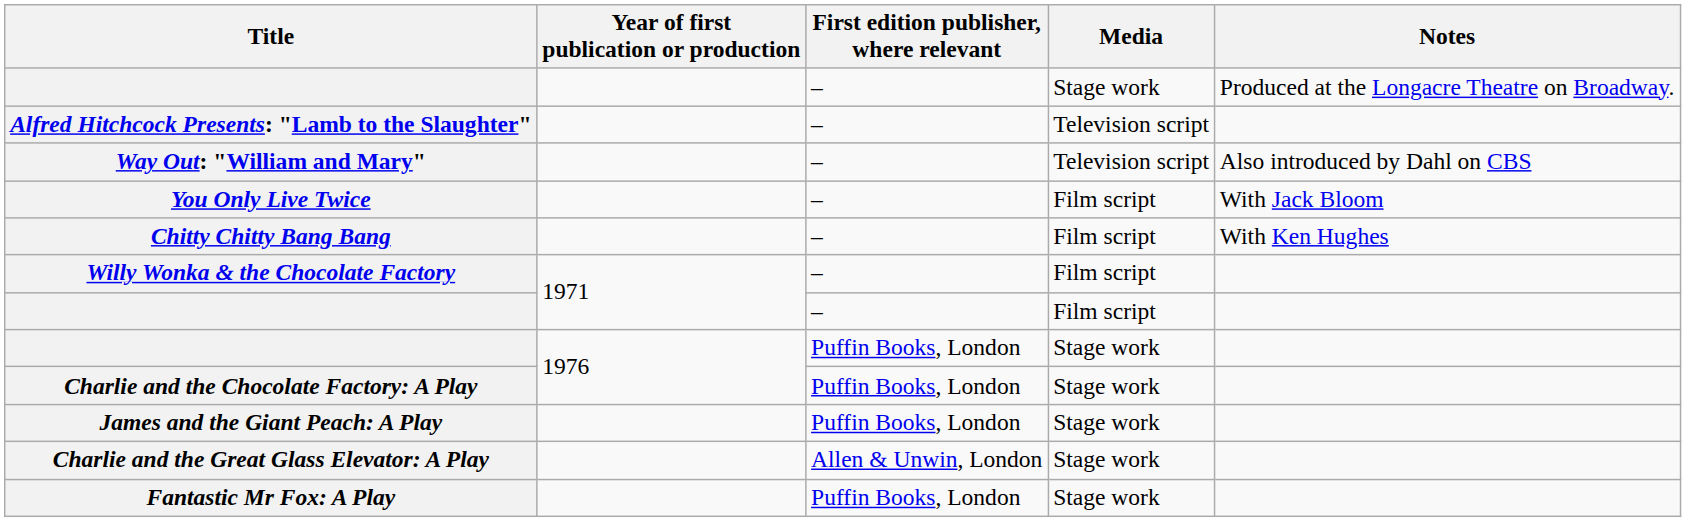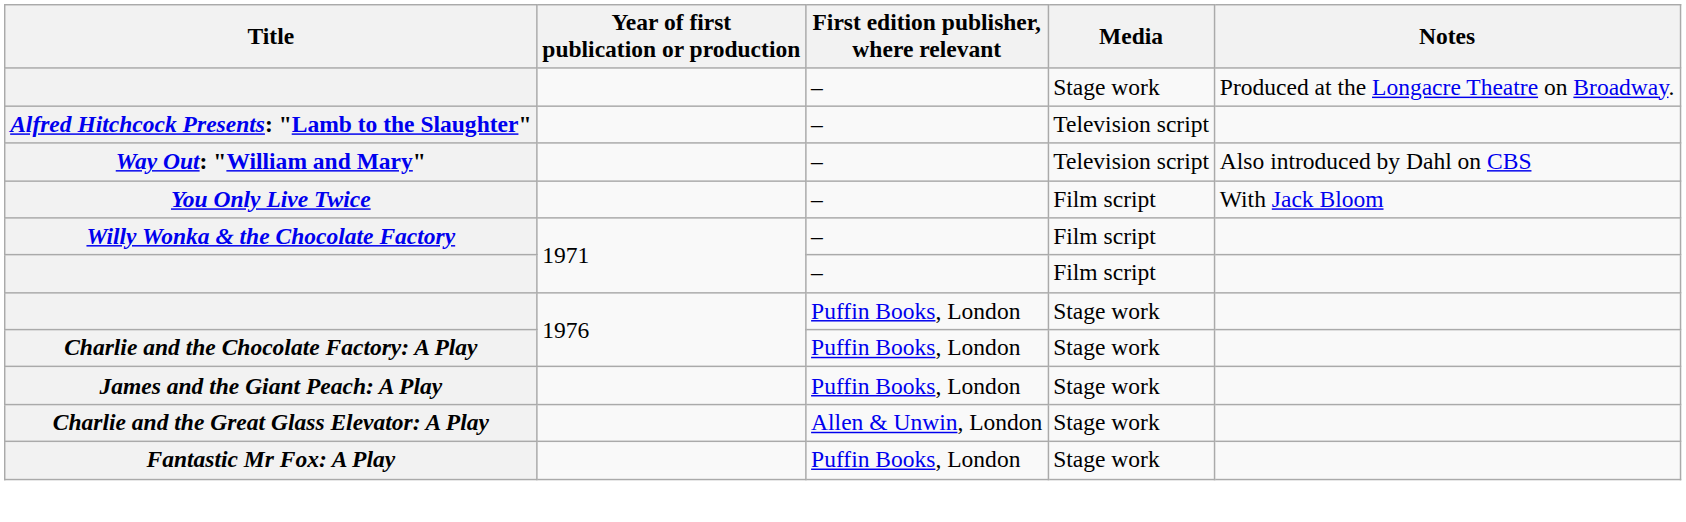- row: (271, 236)
